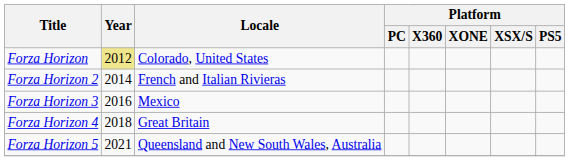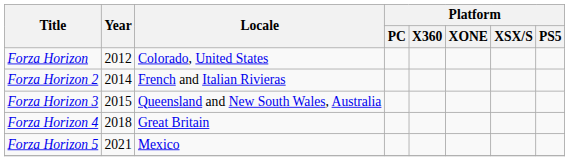(118, 58) khaki background -> (118, 58) no background
(118, 101) 2016 -> (118, 101) 2015
(159, 101) Mexico -> (260, 101) Queensland and New South Wales, Australia
(260, 144) Queensland and New South Wales, Australia -> (159, 144) Mexico
